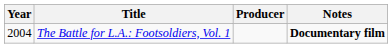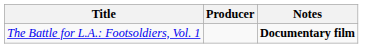- column: (19, 14)
